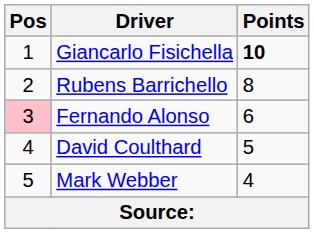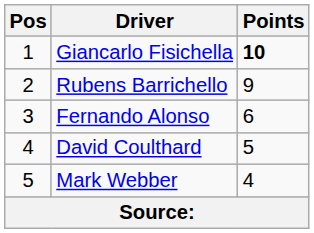(248, 84) 8 -> (248, 84) 9
(28, 116) pink background -> (28, 116) no background
